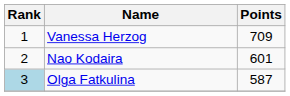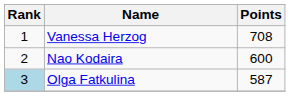(261, 36) 709 -> (261, 36) 708
(261, 58) 601 -> (261, 58) 600
